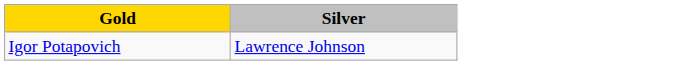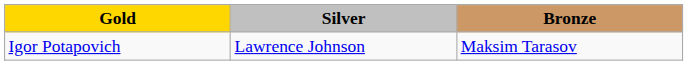+ column: (570, 18)
